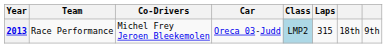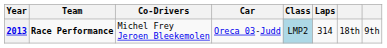(72, 31) normal -> (72, 31) bold
(325, 31) 315 -> (325, 31) 314
